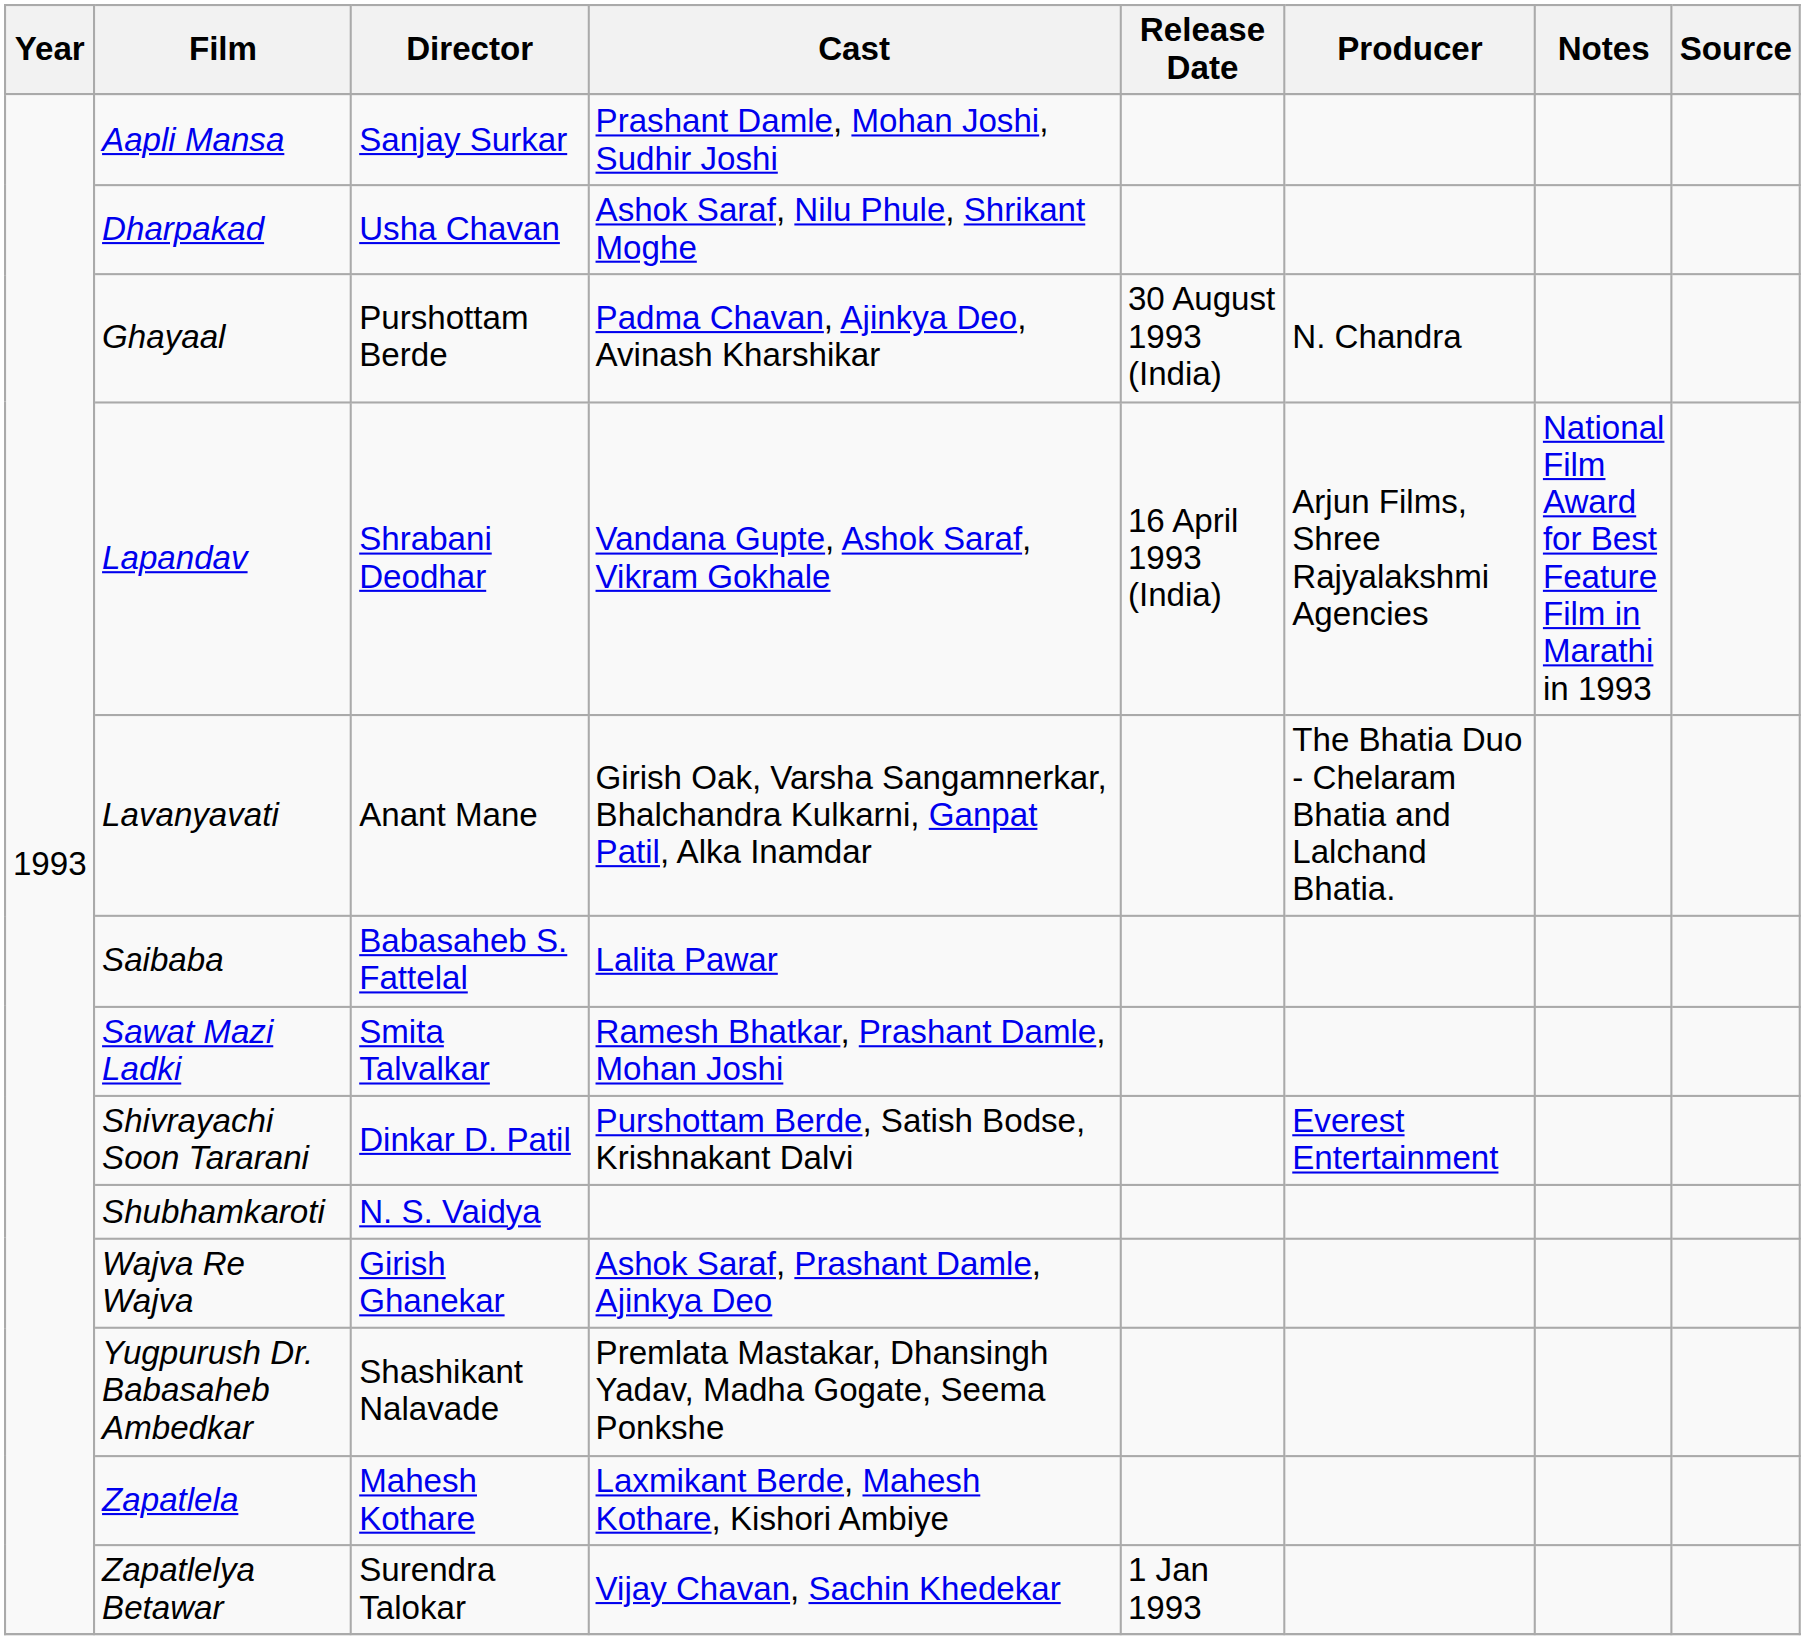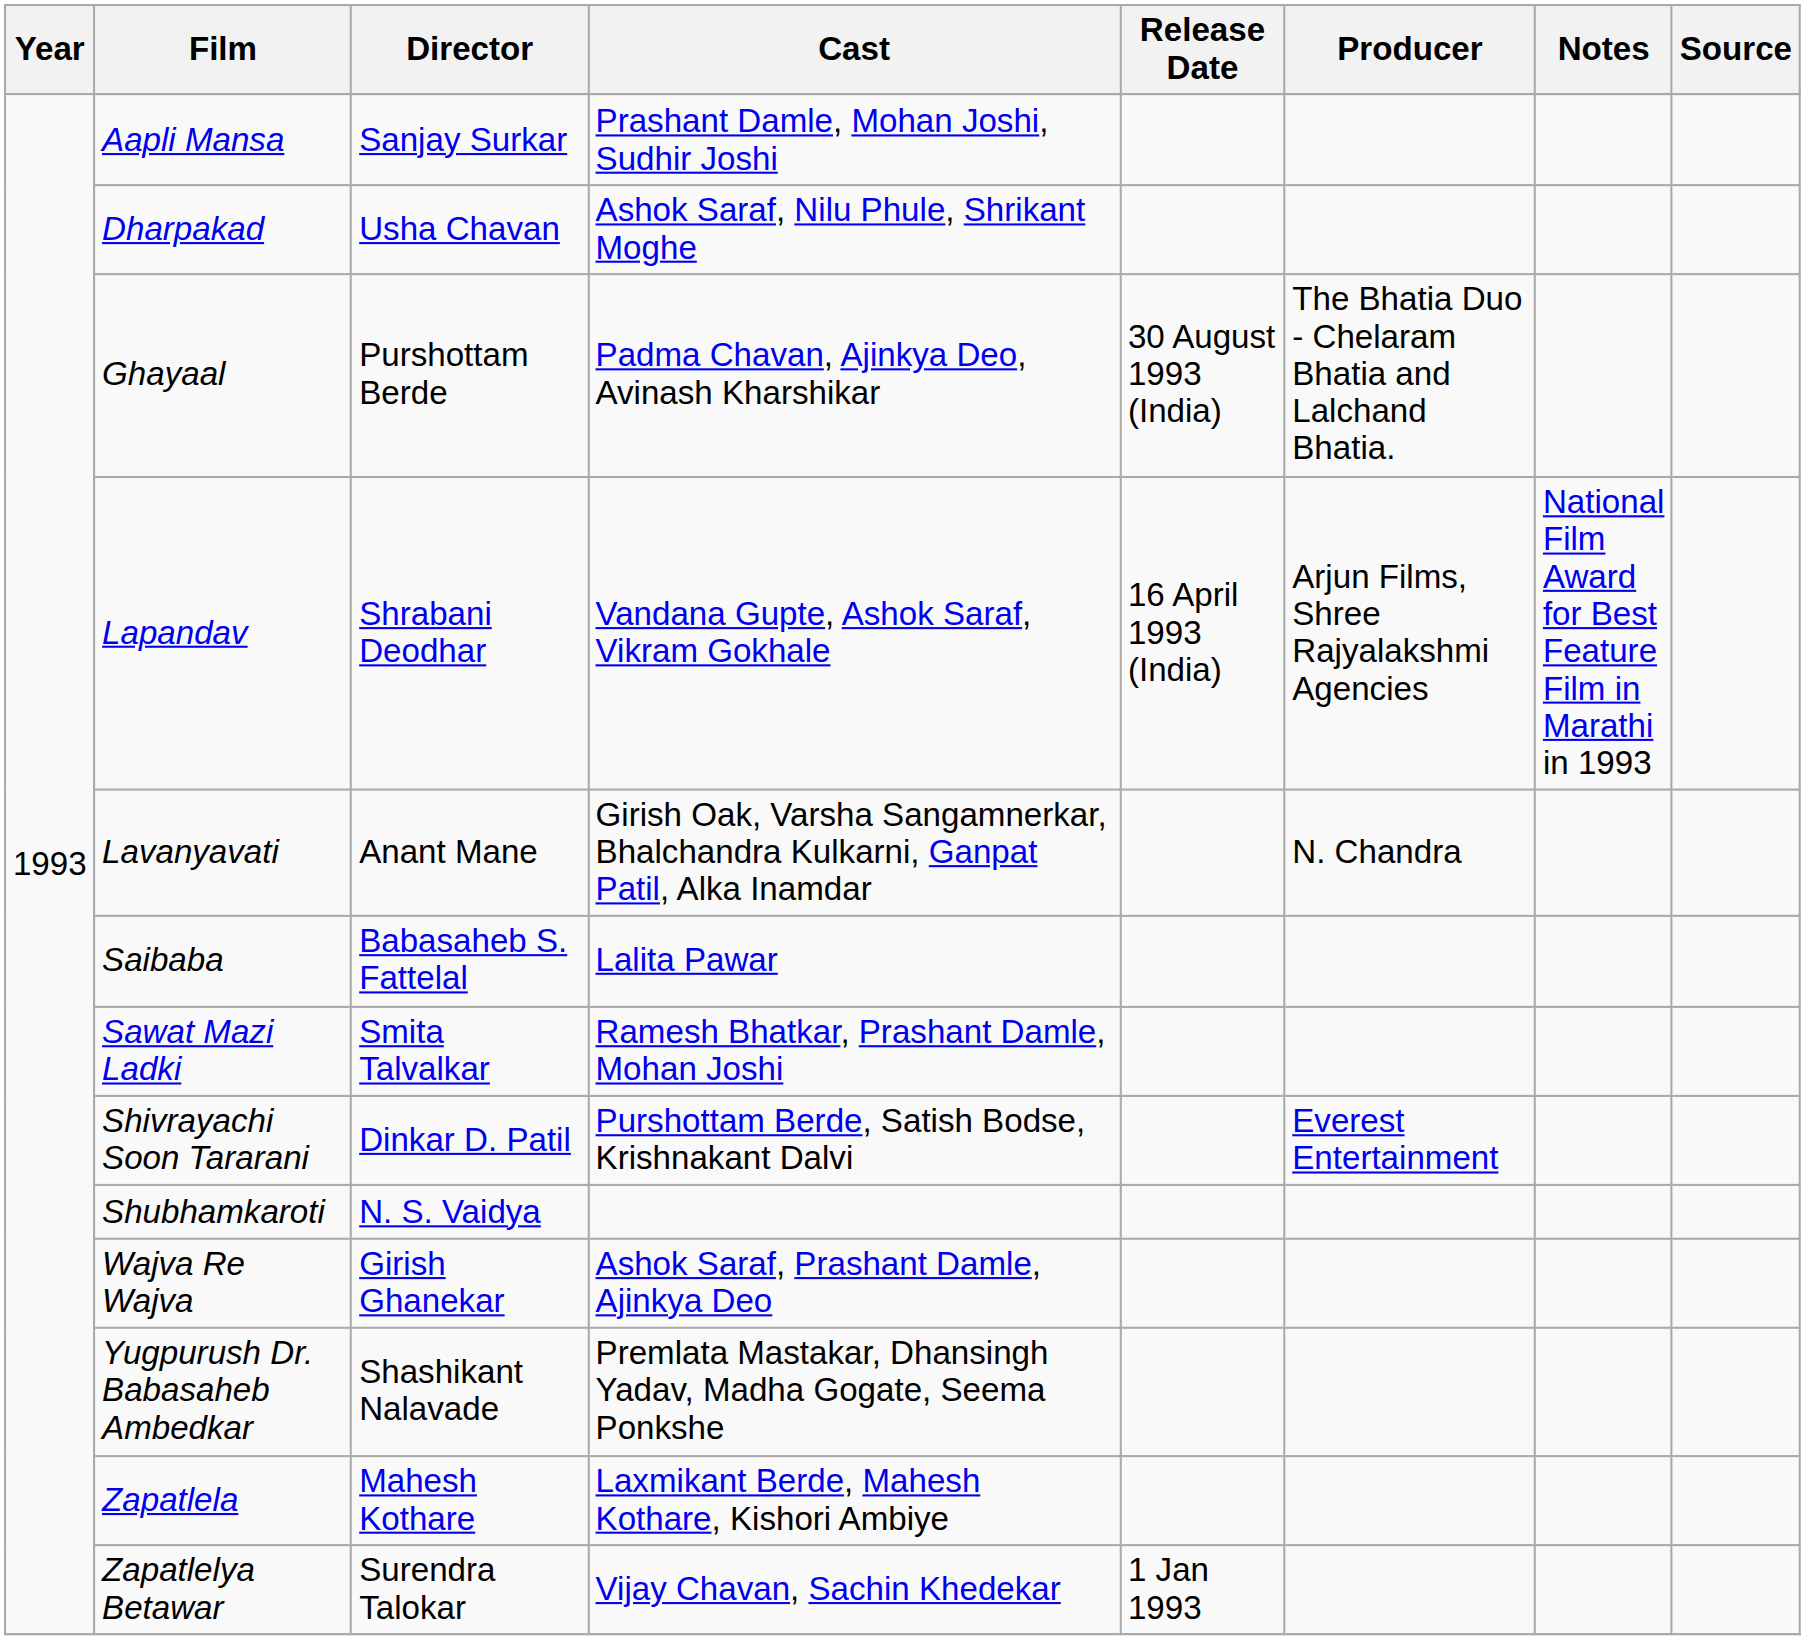(1377, 337) N. Chandra -> (1407, 374) The Bhatia Duo - Chelaram Bhatia and Lalchand Bhatia.
(1407, 815) The Bhatia Duo - Chelaram Bhatia and Lalchand Bhatia. -> (1377, 852) N. Chandra
